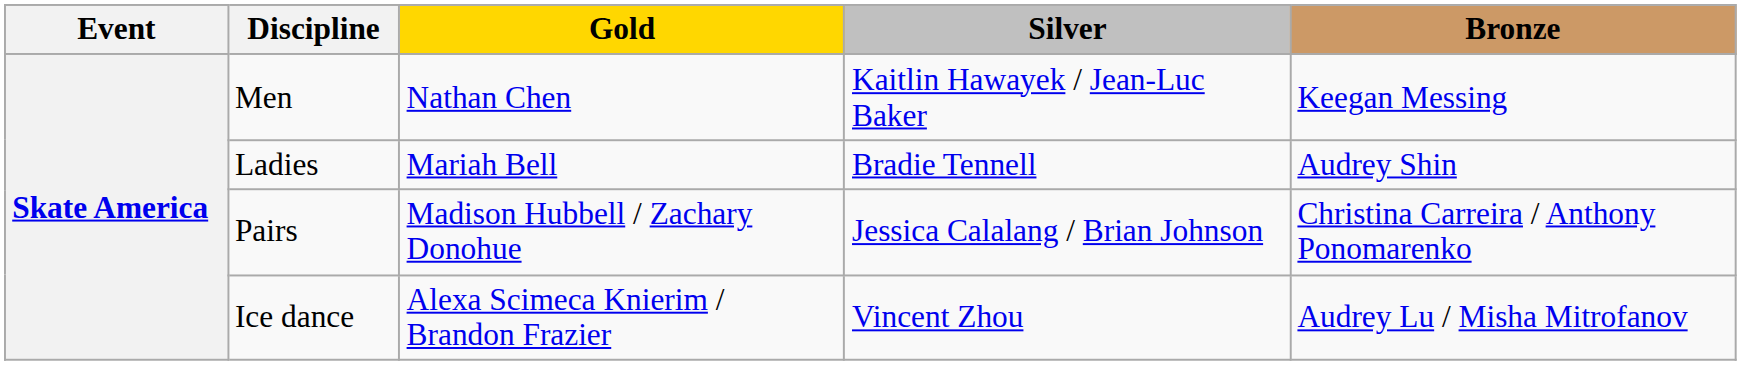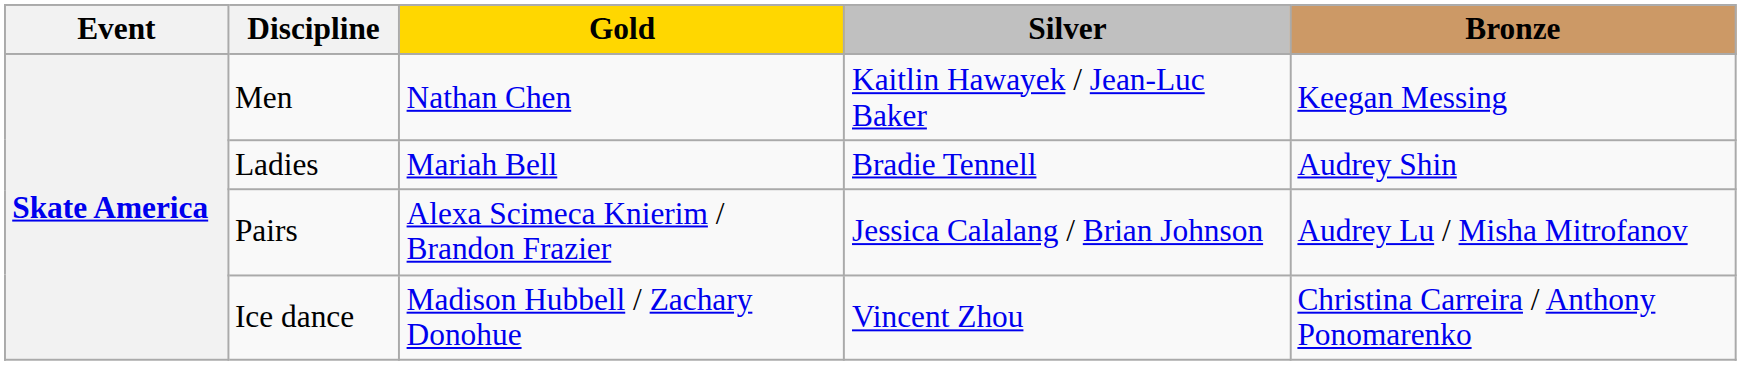(579, 231) Madison Hubbell / Zachary Donohue -> (566, 231) Alexa Scimeca Knierim / Brandon Frazier
(1476, 231) Christina Carreira / Anthony Ponomarenko -> (1493, 231) Audrey Lu / Misha Mitrofanov
(566, 316) Alexa Scimeca Knierim / Brandon Frazier -> (579, 316) Madison Hubbell / Zachary Donohue
(1493, 316) Audrey Lu / Misha Mitrofanov -> (1476, 316) Christina Carreira / Anthony Ponomarenko
